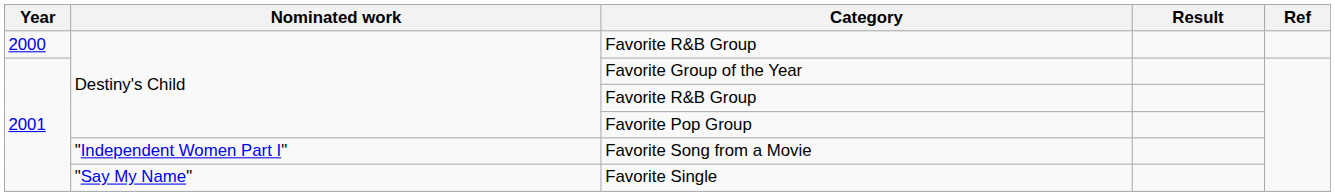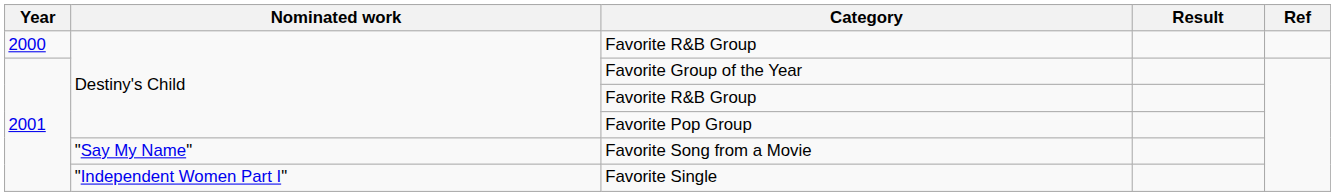(181, 151) "Independent Women Part I" -> (133, 151) "Say My Name"
(133, 177) "Say My Name" -> (181, 177) "Independent Women Part I"
